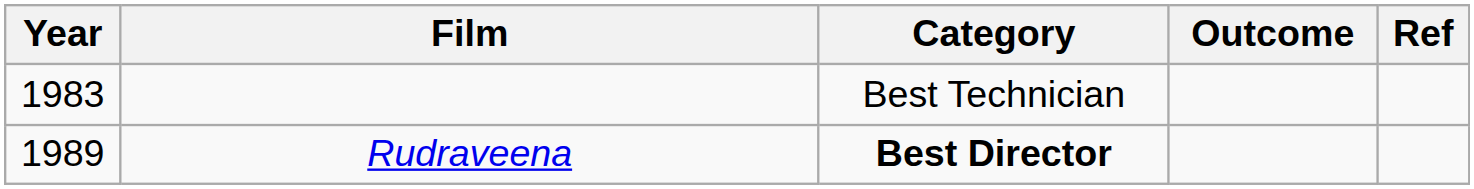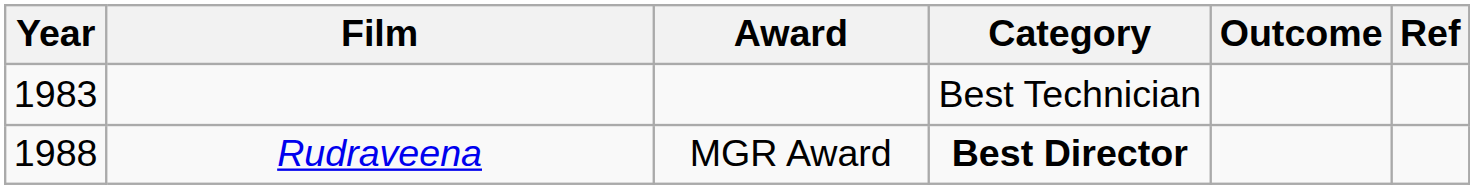+ column: (791, 34)
(63, 153) 1989 -> (56, 153) 1988
